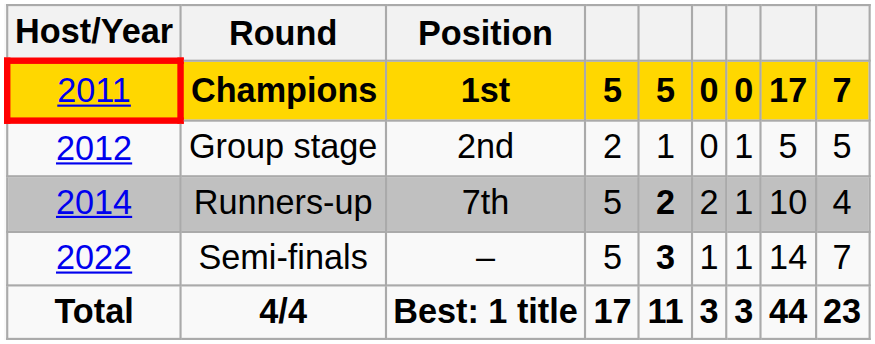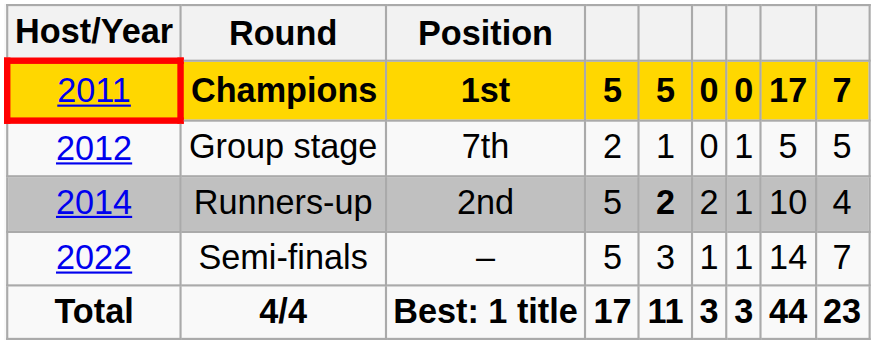(485, 147) 2nd -> (486, 147) 7th
(486, 203) 7th -> (485, 203) 2nd
(666, 257) bold -> (666, 257) normal
